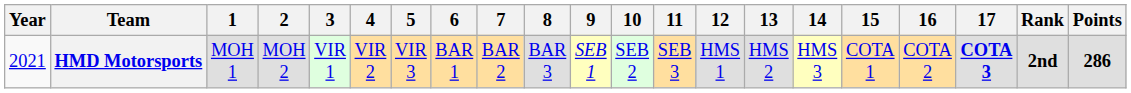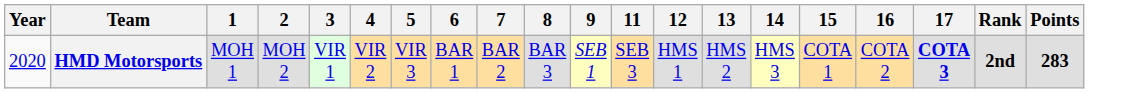- column: (632, 20)
(27, 61) 2021 -> (27, 61) 2020
(1097, 61) 286 -> (1055, 61) 283
